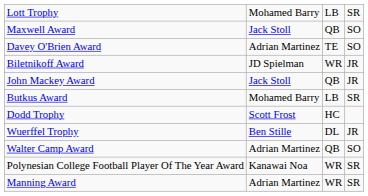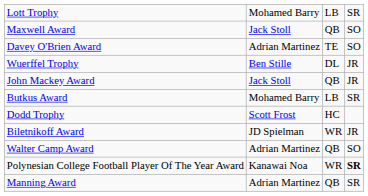rows swapped: (45, 64) <-> (43, 132)
(354, 166) normal -> (354, 166) bold
(333, 183) WR -> (332, 183) QB
